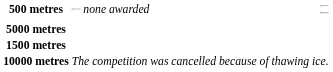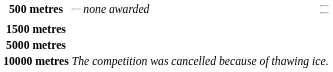rows swapped: (36, 45) <-> (36, 29)
